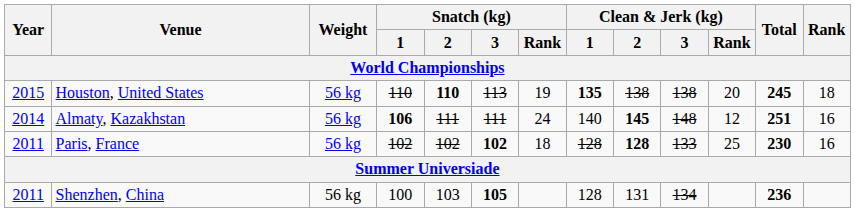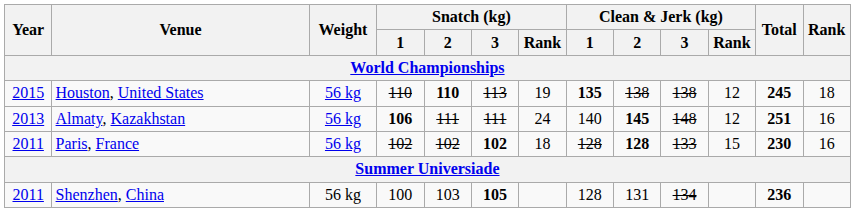(732, 93) 20 -> (732, 93) 12
(28, 118) 2014 -> (28, 118) 2013
(732, 144) 25 -> (732, 144) 15
